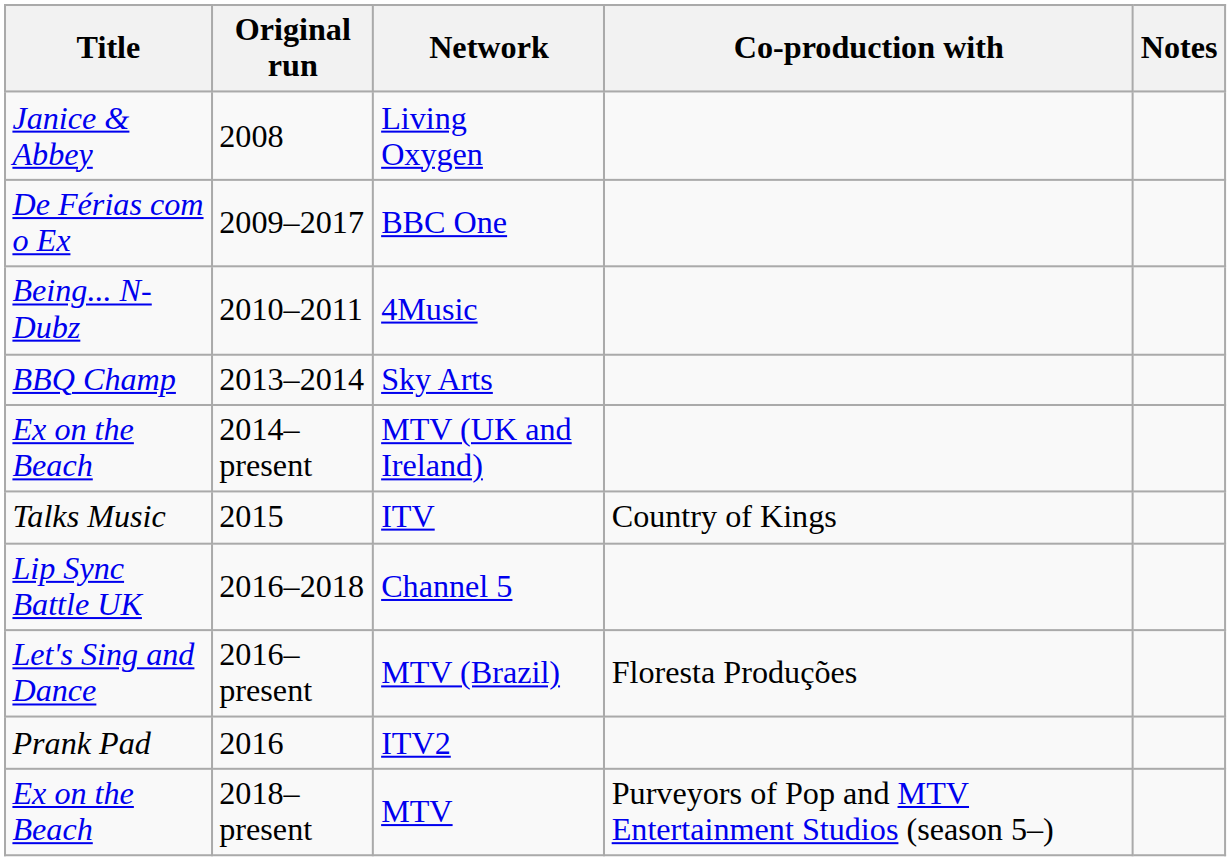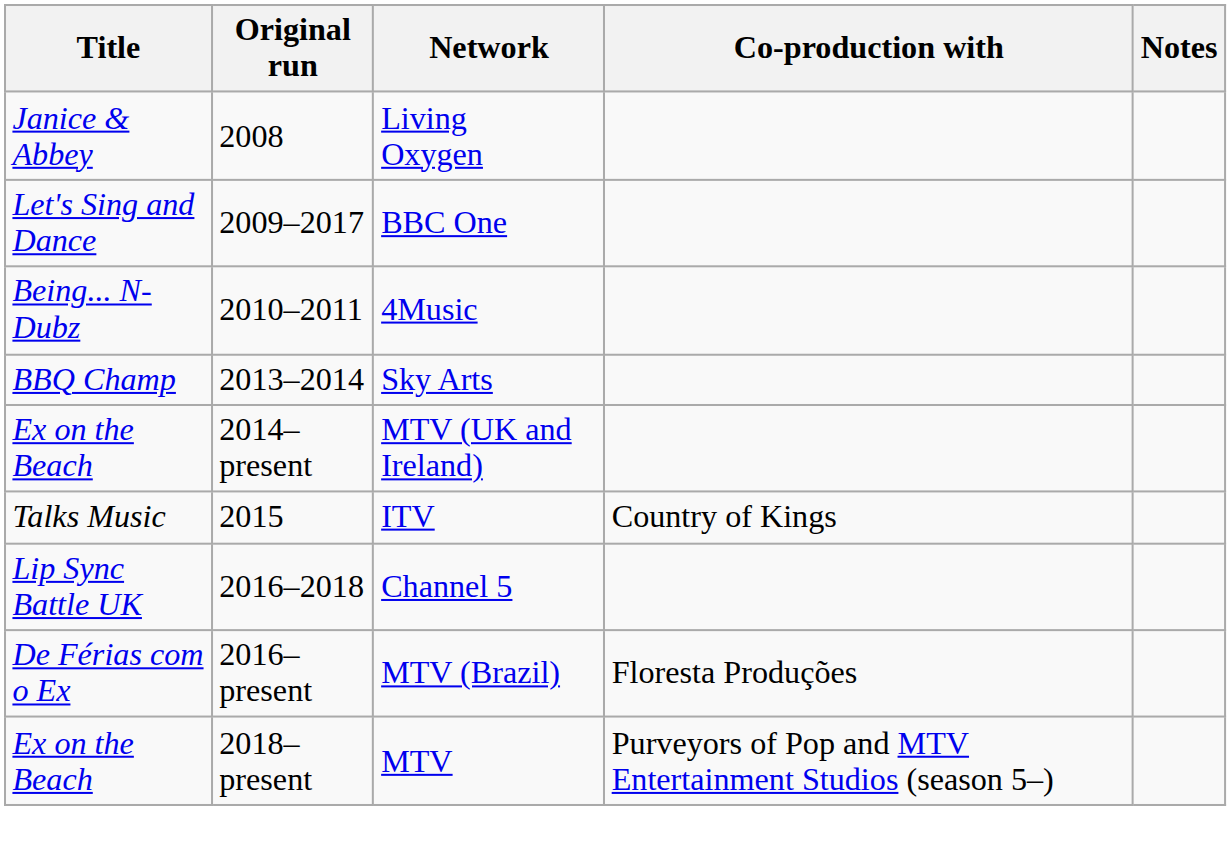(108, 222) De Férias com o Ex -> (103, 222) Let's Sing and Dance
(103, 673) Let's Sing and Dance -> (108, 673) De Férias com o Ex
- row: (416, 742)
